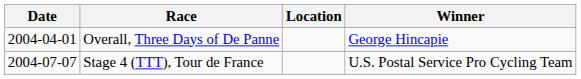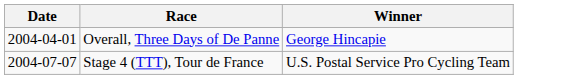- column: (314, 16)
